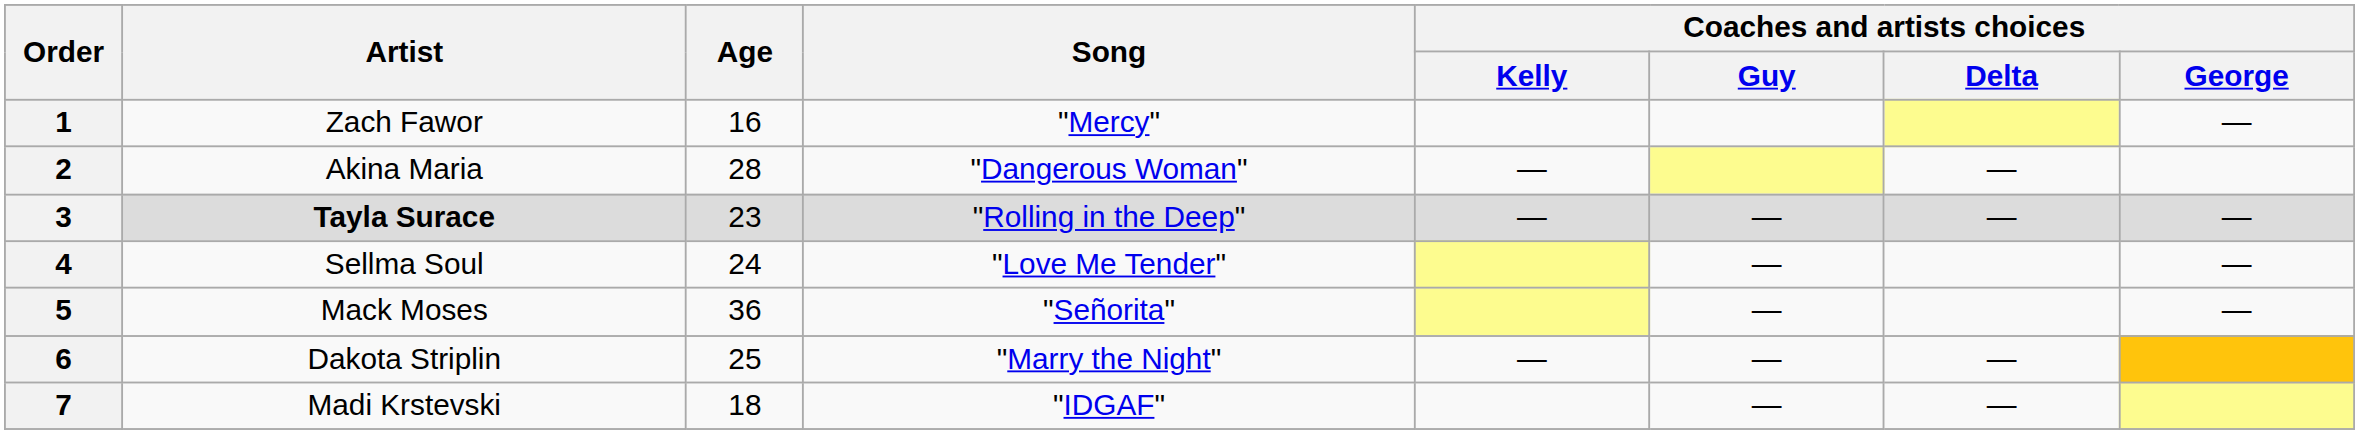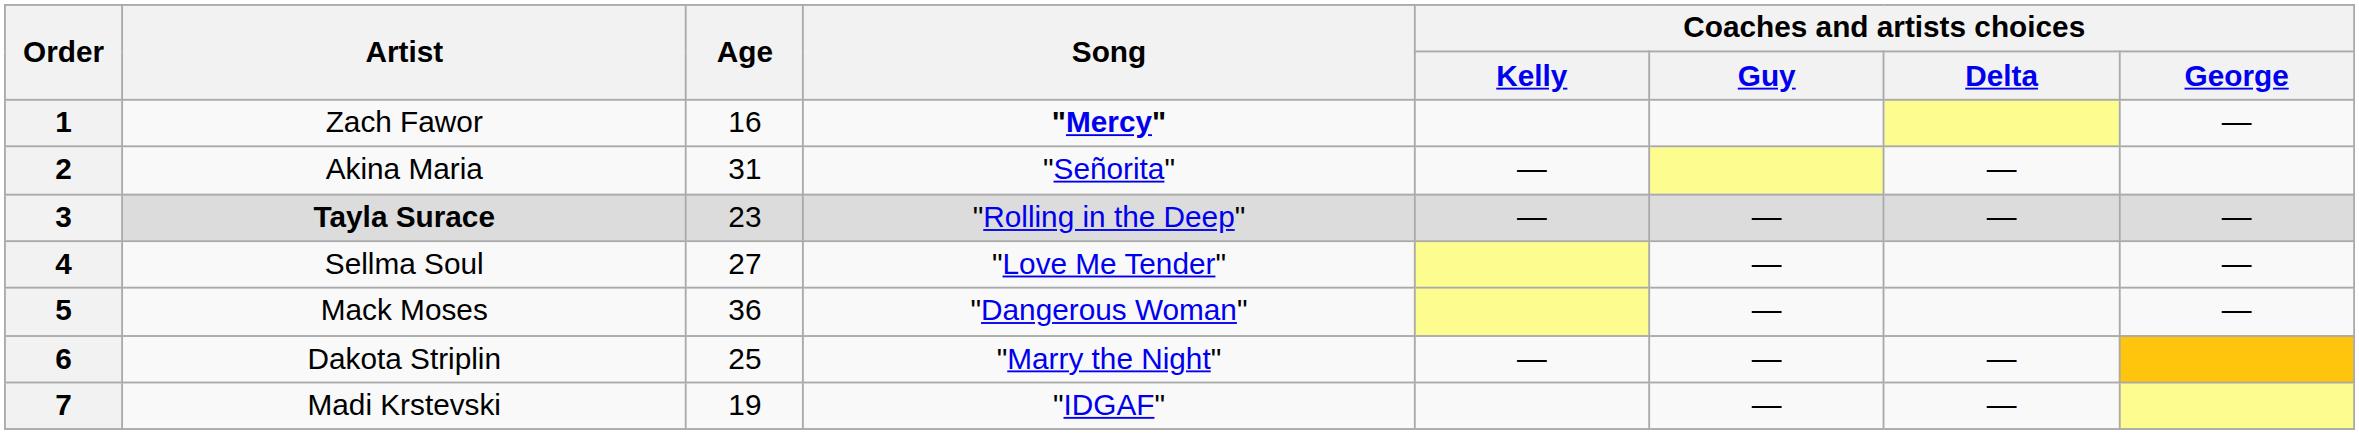(1109, 122) normal -> (1109, 122) bold
(745, 169) 28 -> (745, 169) 31
(1109, 169) "Dangerous Woman" -> (1109, 169) "Señorita"
(745, 264) 24 -> (745, 264) 27
(1109, 311) "Señorita" -> (1109, 311) "Dangerous Woman"
(745, 405) 18 -> (745, 405) 19
